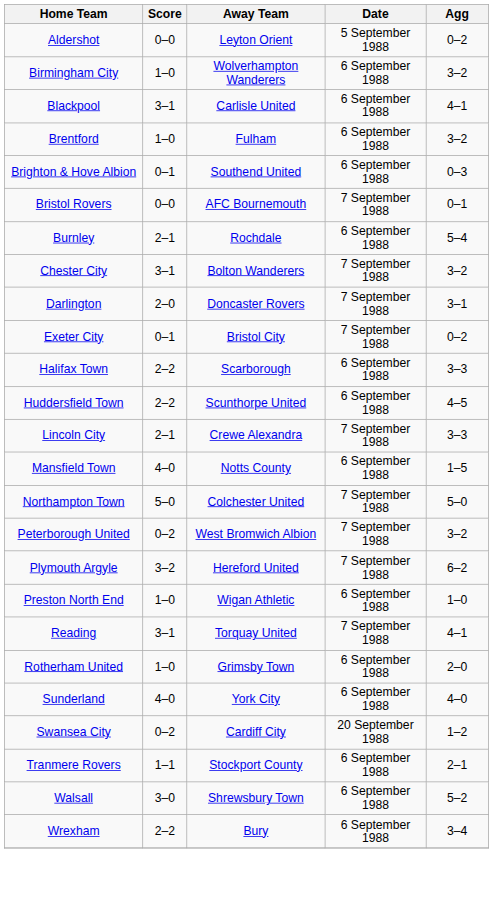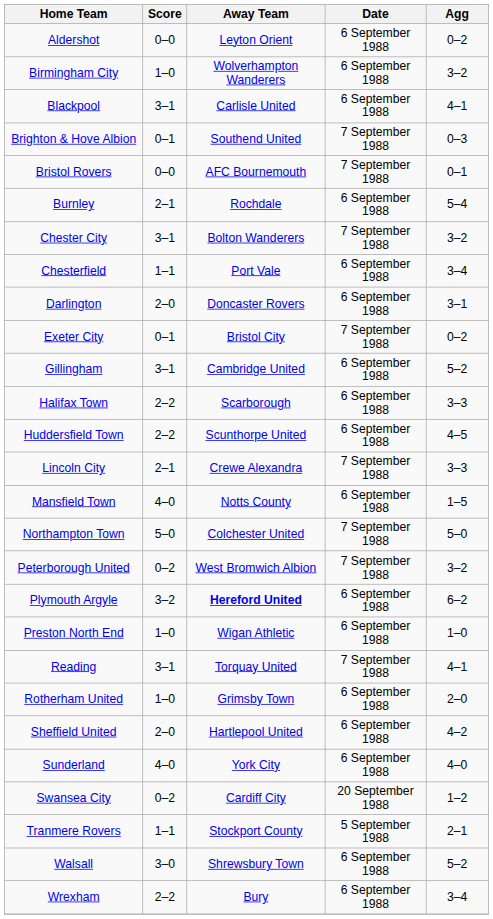(375, 40) 5 September 1988 -> (375, 40) 6 September 1988
- row: (74, 139)
(375, 172) 6 September 1988 -> (375, 139) 7 September 1988
+ row: (74, 271)
(375, 303) 7 September 1988 -> (375, 303) 6 September 1988
+ row: (74, 369)
(256, 567) normal -> (256, 600) bold
(375, 567) 7 September 1988 -> (375, 600) 6 September 1988
+ row: (74, 732)
(375, 765) 6 September 1988 -> (375, 831) 5 September 1988
